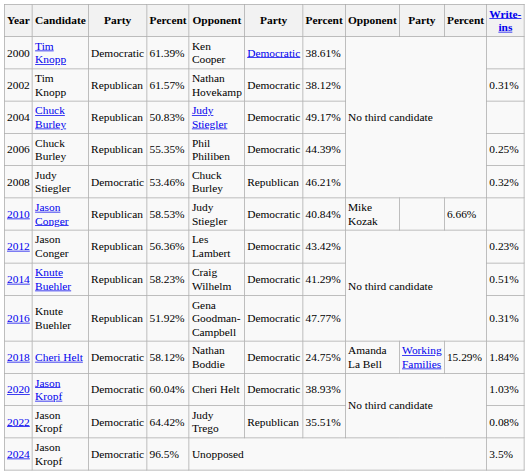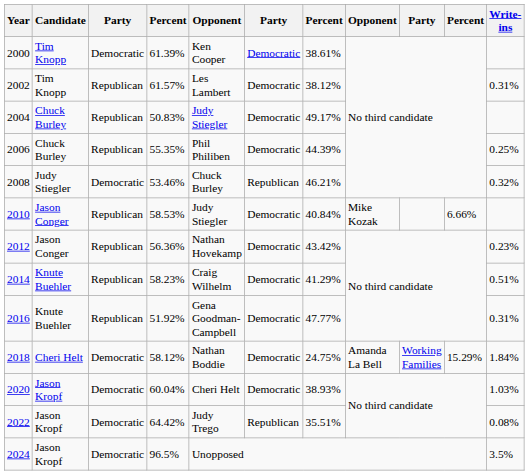(217, 85) Nathan Hovekamp -> (211, 85) Les Lambert
(211, 246) Les Lambert -> (217, 246) Nathan Hovekamp
